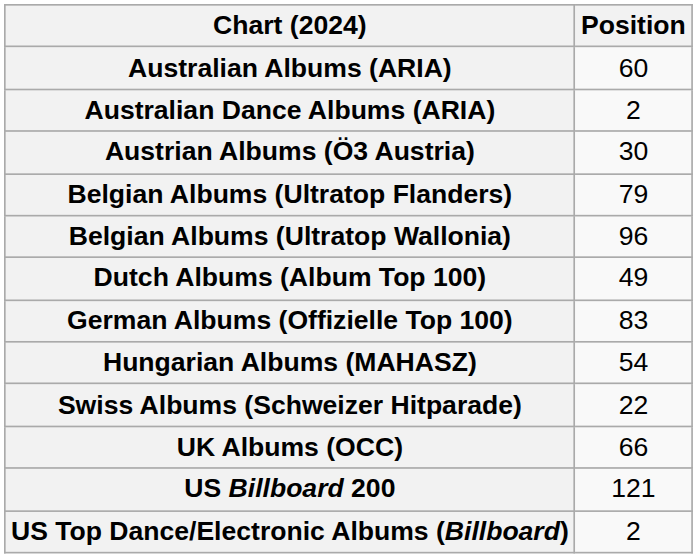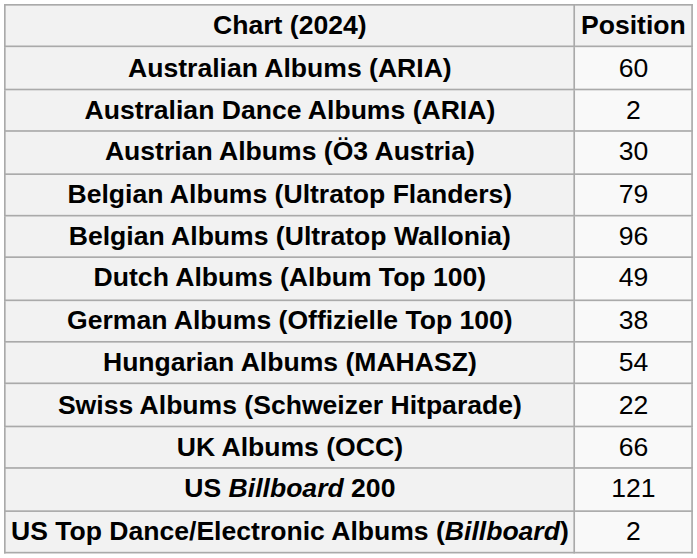(633, 320) 83 -> (633, 320) 38
